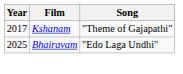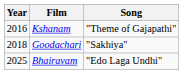(17, 28) 2017 -> (17, 28) 2016
+ row: (57, 45)
